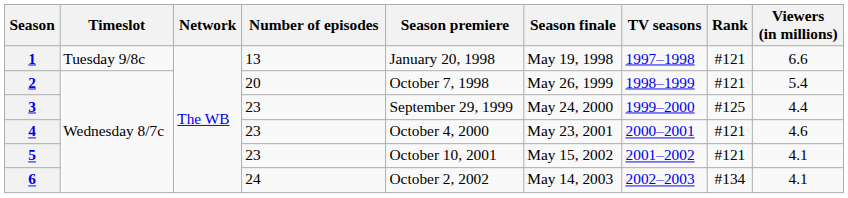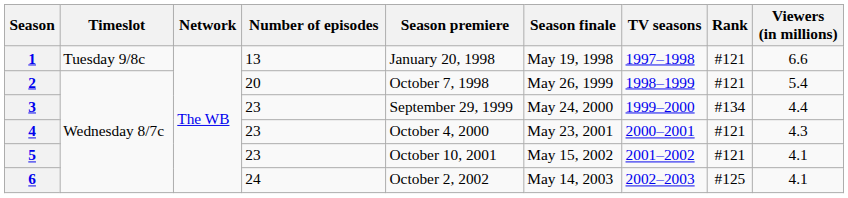(730, 107) #125 -> (730, 107) #134
(798, 131) 4.6 -> (798, 131) 4.3
(730, 180) #134 -> (730, 180) #125
